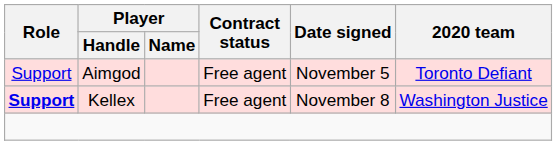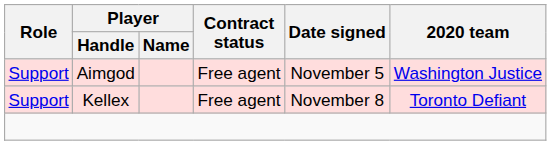(474, 73) Toronto Defiant -> (468, 73) Washington Justice
(41, 100) bold -> (39, 100) normal
(474, 100) Washington Justice -> (468, 100) Toronto Defiant
